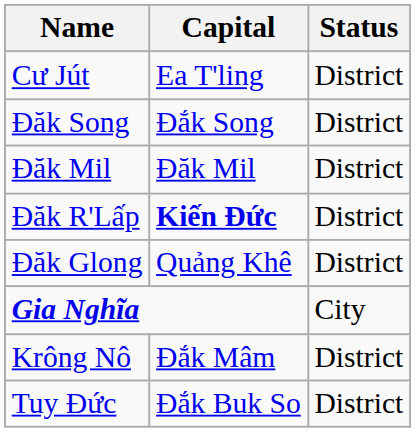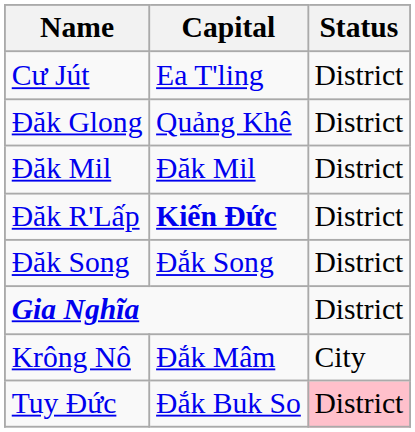rows swapped: (77, 262) <-> (71, 121)
(340, 309) City -> (359, 309) District
(359, 356) District -> (340, 356) City
(359, 403) no background -> (359, 403) pink background
